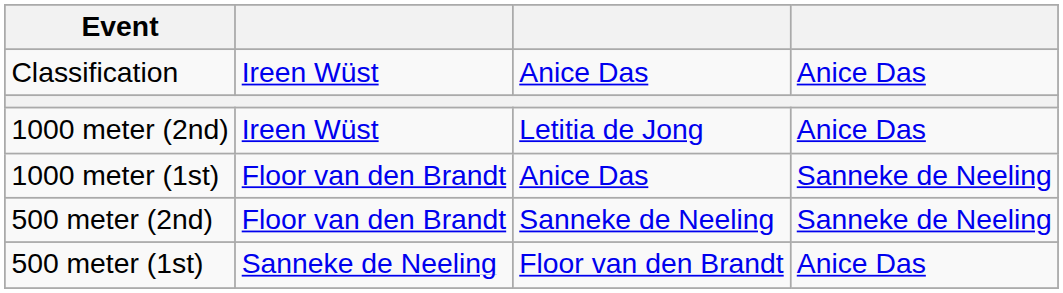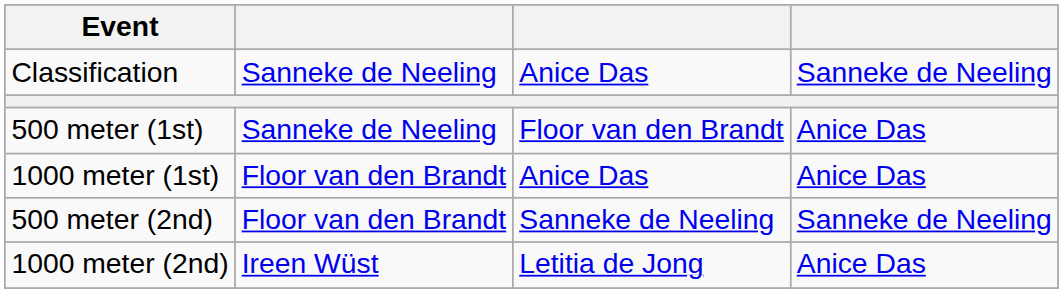(310, 71) Ireen Wüst -> (369, 71) Sanneke de Neeling
(861, 71) Anice Das -> (924, 71) Sanneke de Neeling
rows swapped: (107, 264) <-> (120, 129)
(924, 174) Sanneke de Neeling -> (861, 174) Anice Das
